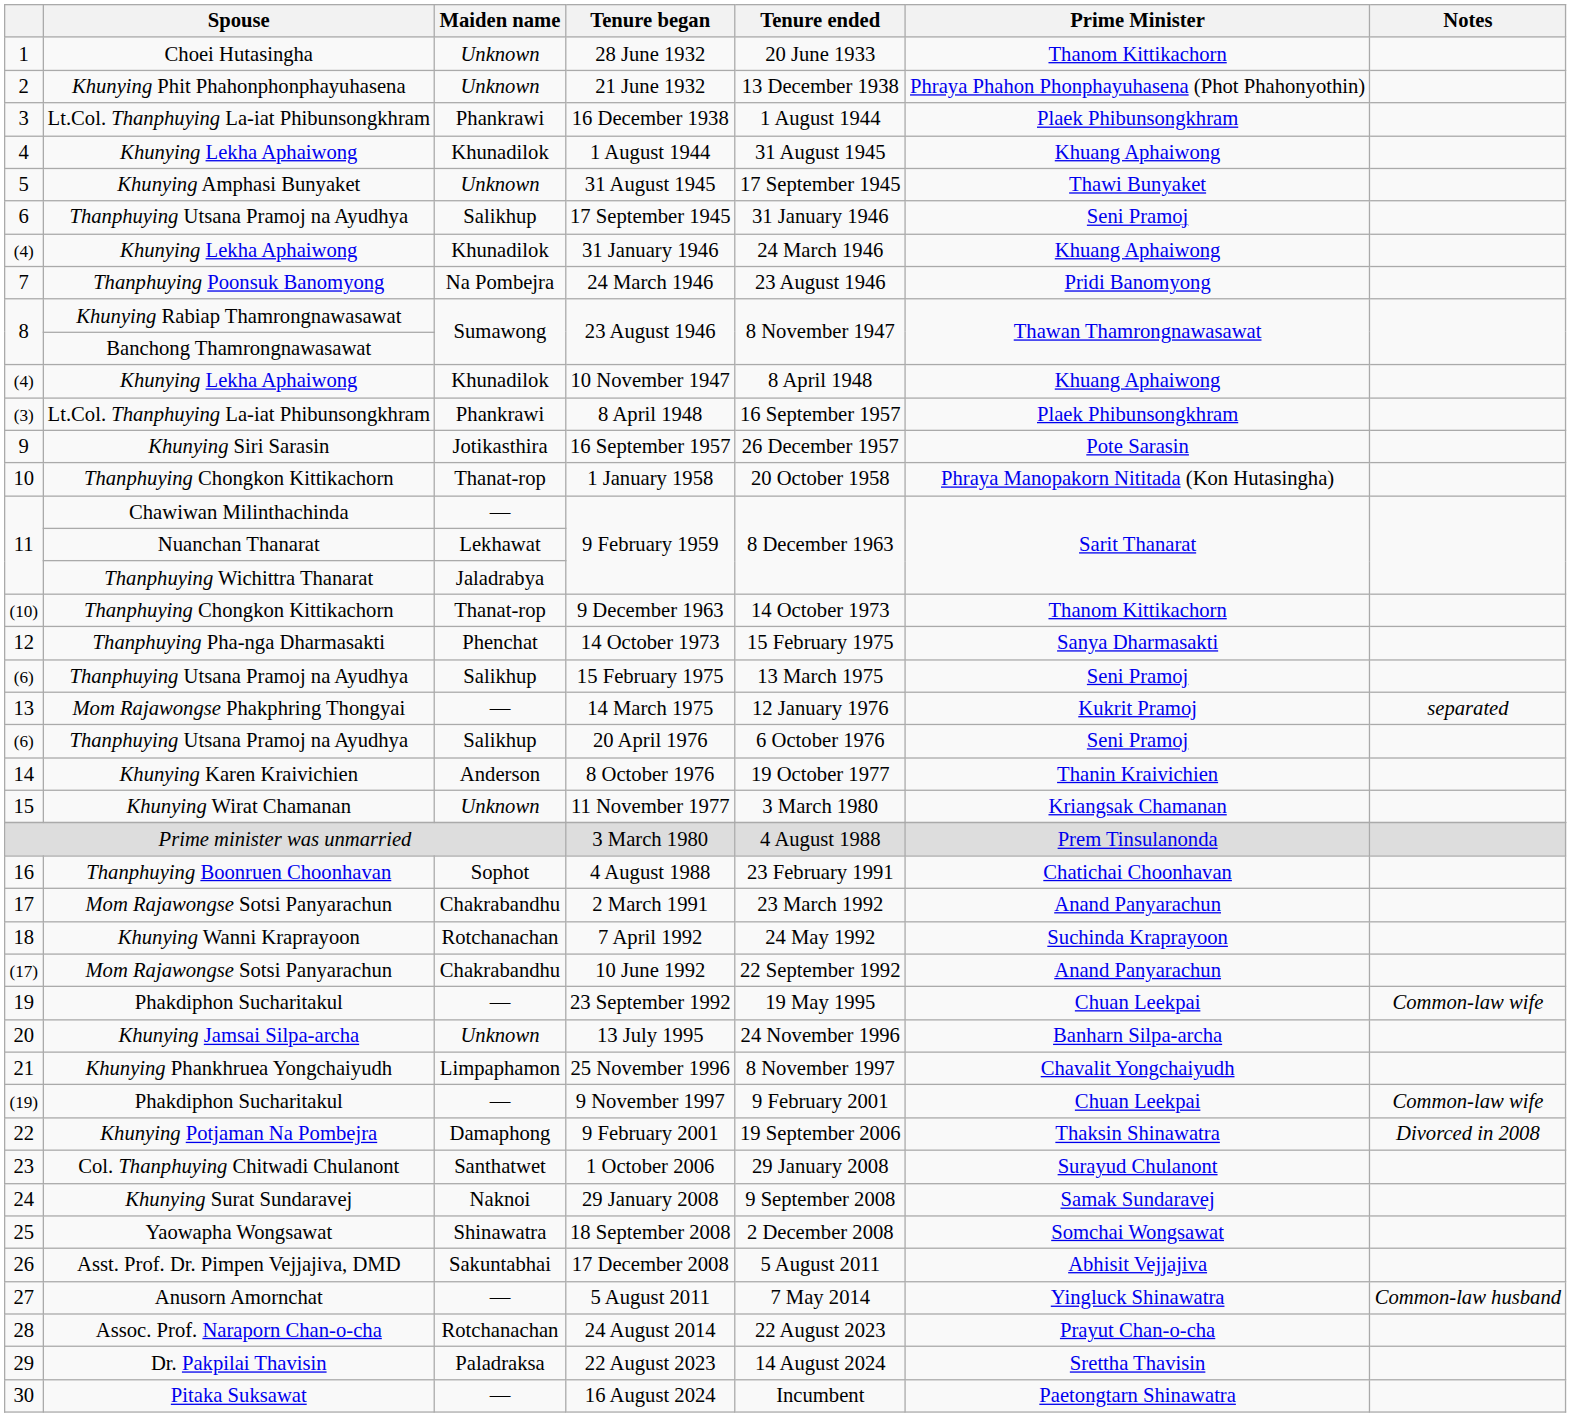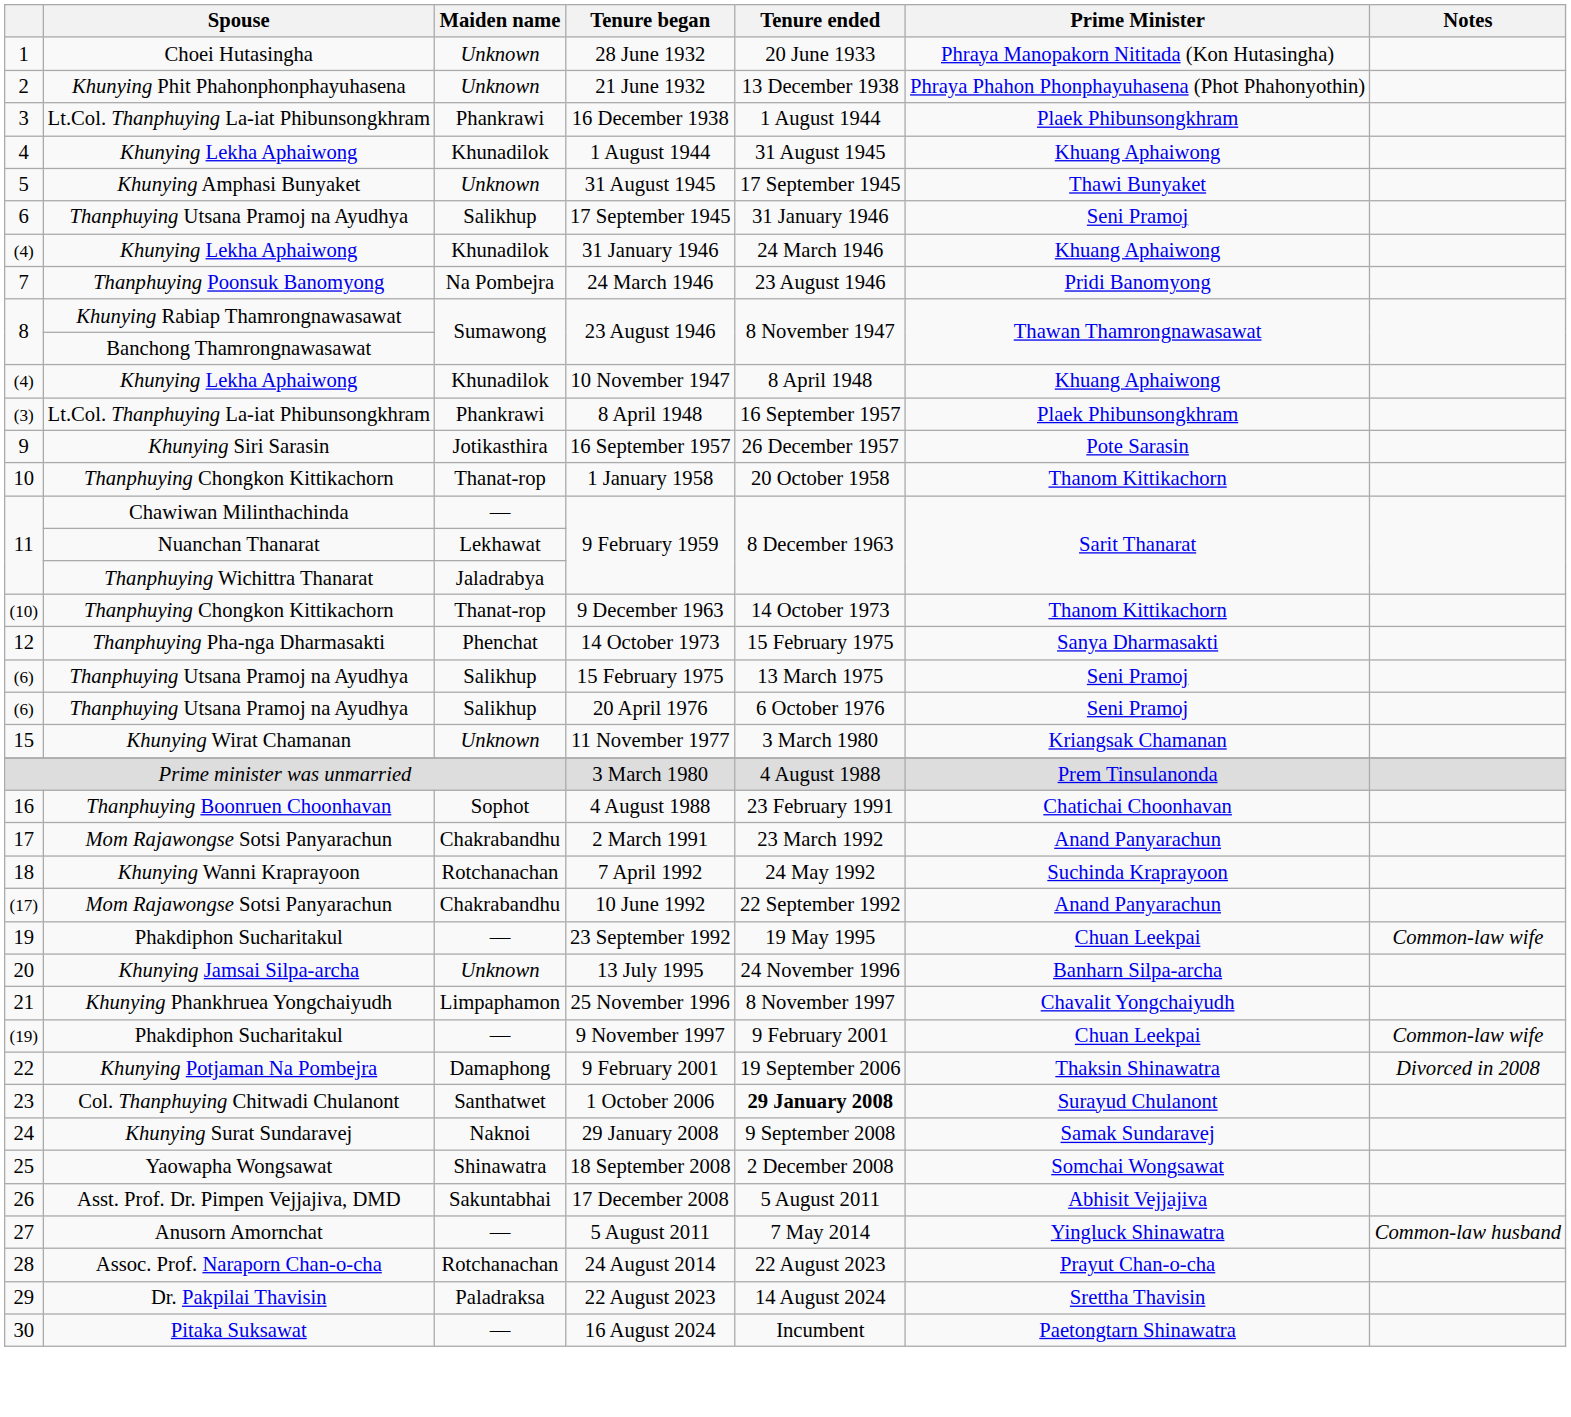(1138, 53) Thanom Kittikachorn -> (1138, 53) Phraya Manopakorn Nititada (Kon Hutasingha)
(1138, 479) Phraya Manopakorn Nititada (Kon Hutasingha) -> (1138, 479) Thanom Kittikachorn
- row: (239, 708)
- row: (239, 773)
(820, 1166) normal -> (820, 1101) bold
